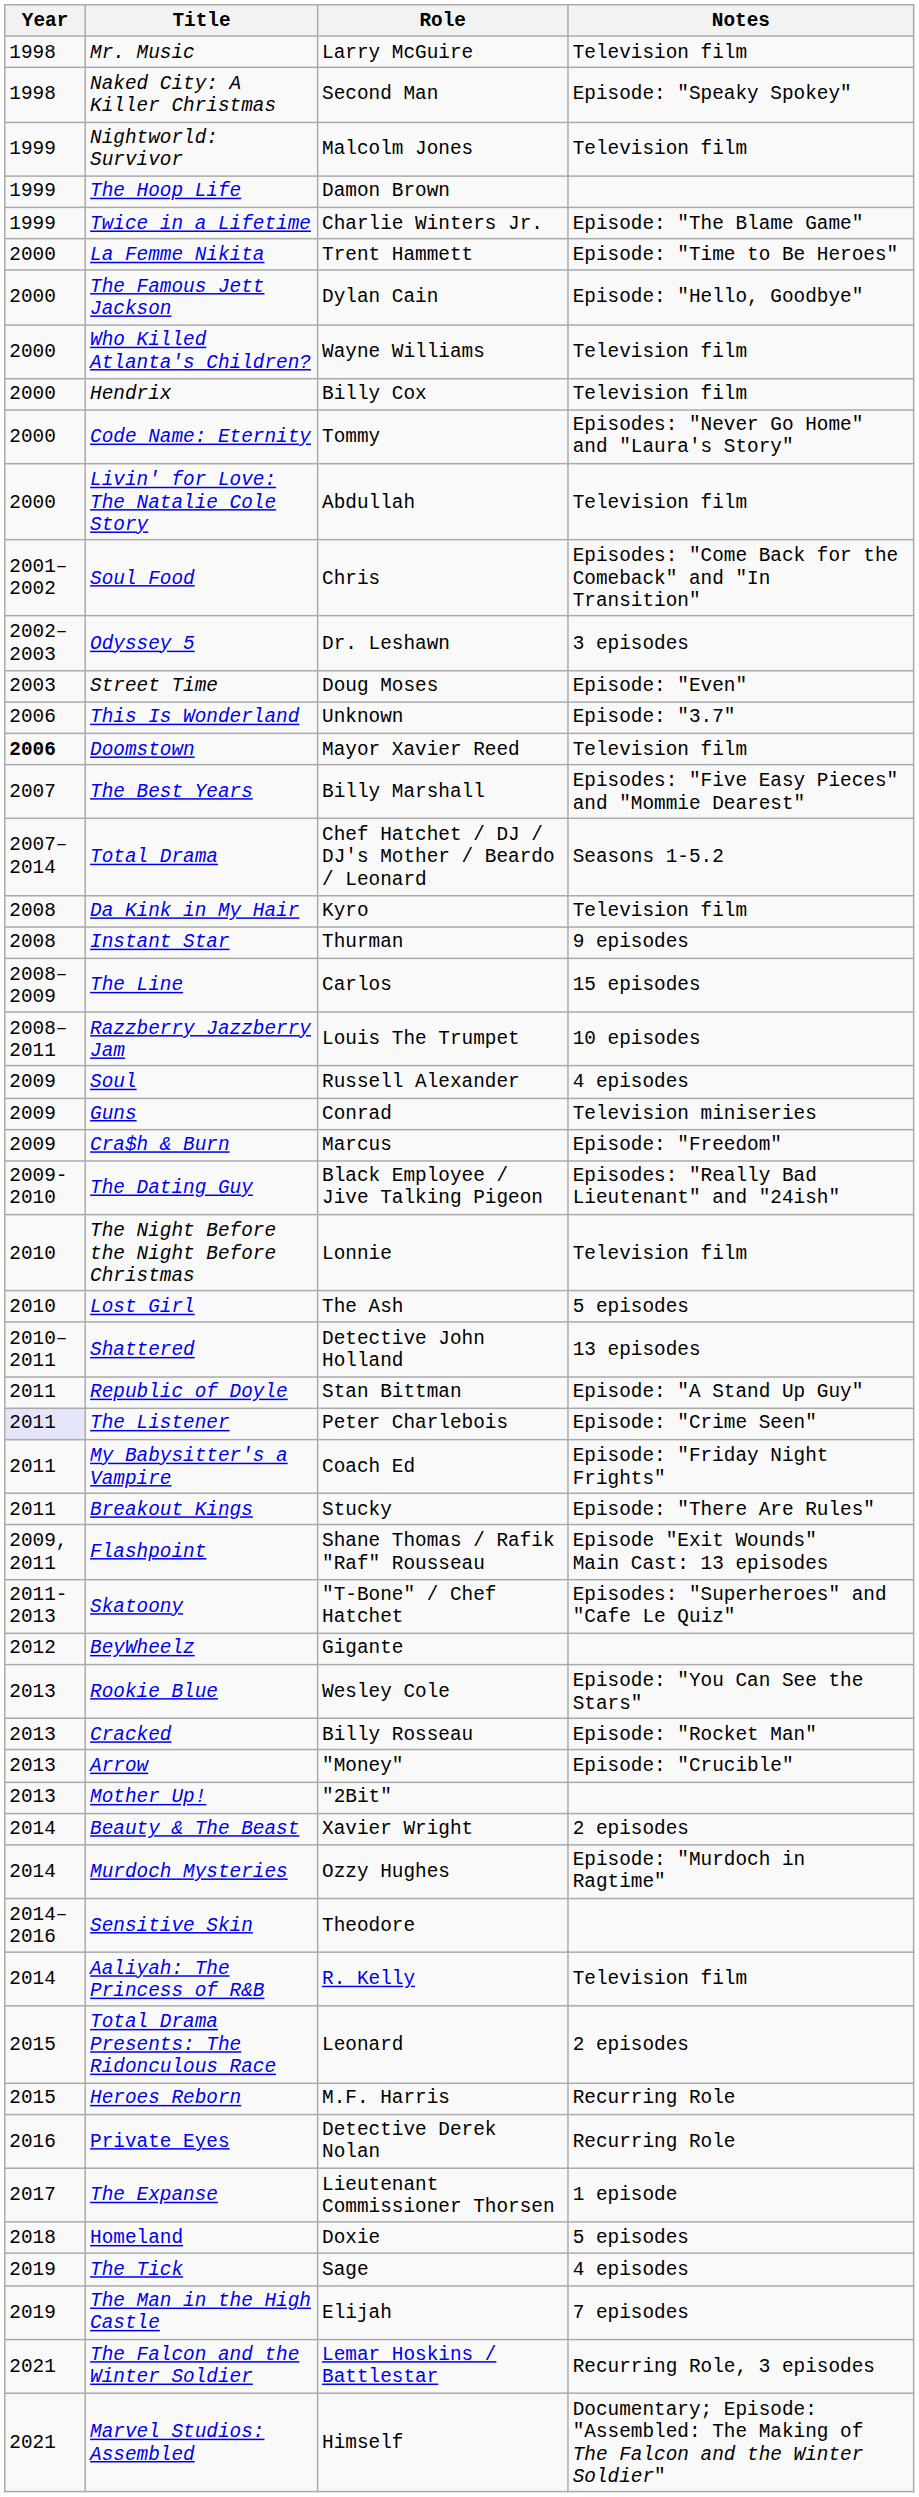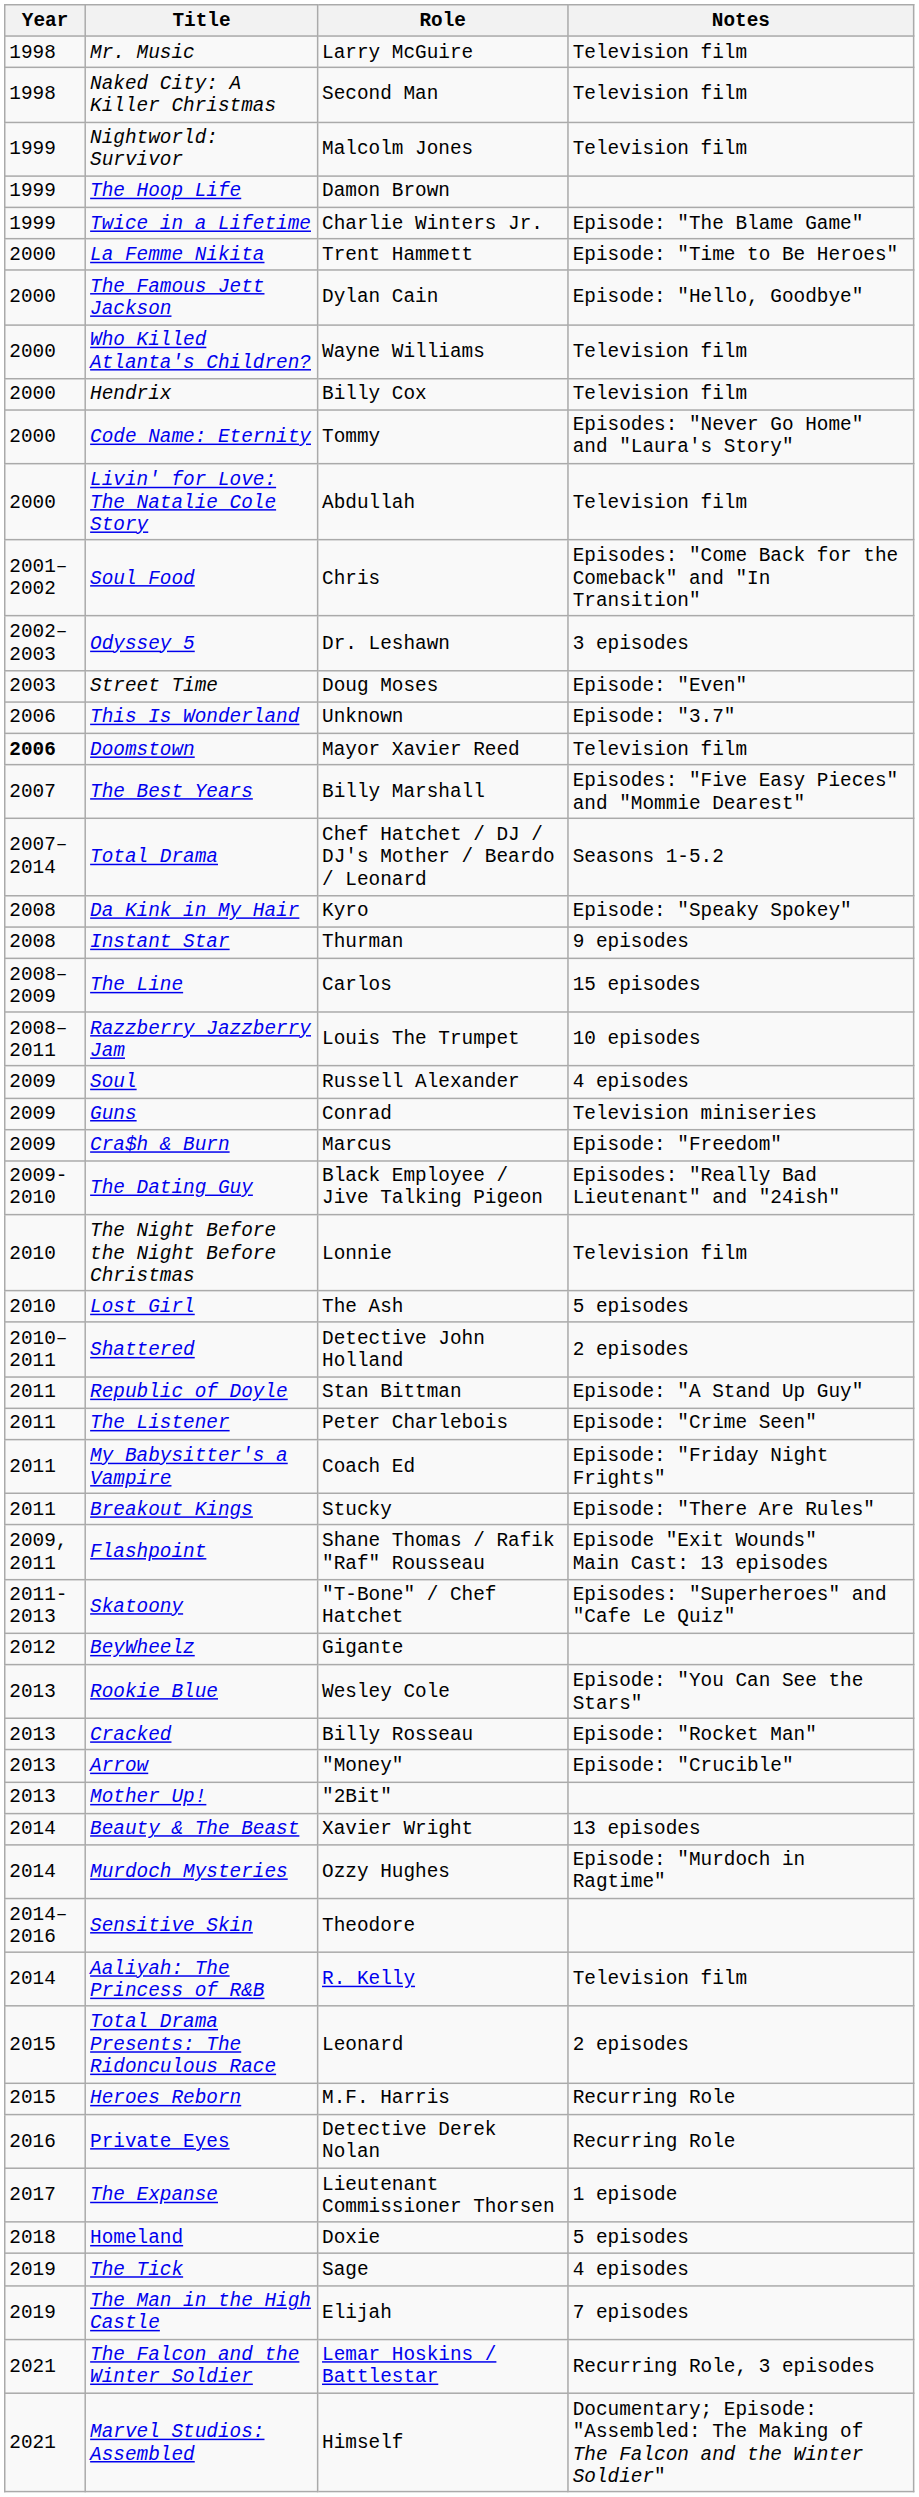(712, 95) Episode: "Speaky Spokey" -> (660, 95) Television film
(660, 911) Television film -> (712, 911) Episode: "Speaky Spokey"
(637, 1350) 13 episodes -> (631, 1350) 2 episodes
(33, 1424) lavender background -> (33, 1424) no background
(631, 1829) 2 episodes -> (637, 1829) 13 episodes
